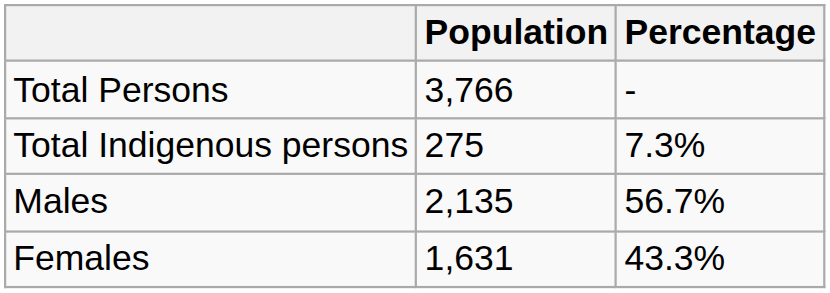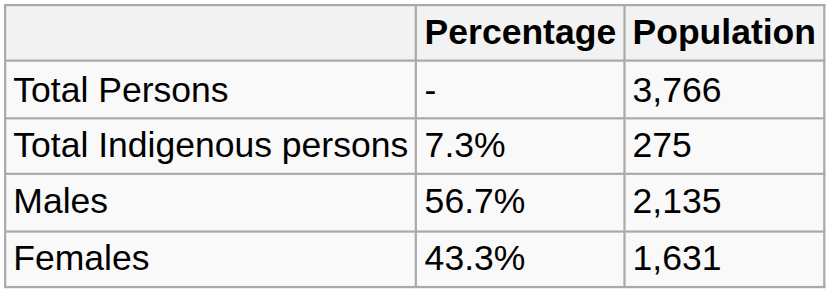columns swapped: (516, 32) <-> (720, 32)
